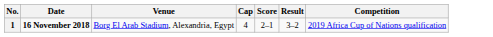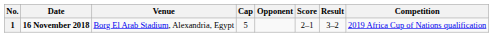+ column: (275, 11)
(246, 24) 4 -> (246, 24) 5
